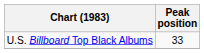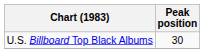(177, 40) 33 -> (177, 40) 30
